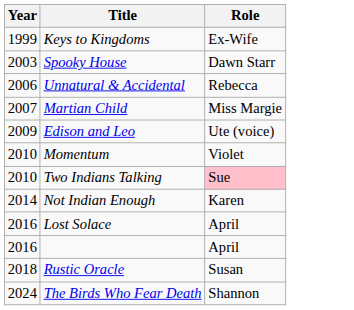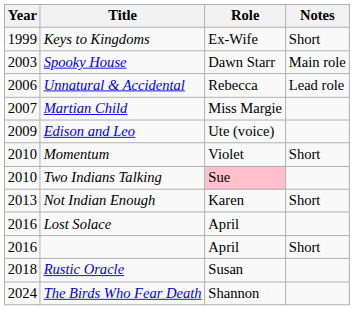+ column: (317, 16)
(22, 200) 2014 -> (22, 200) 2013
